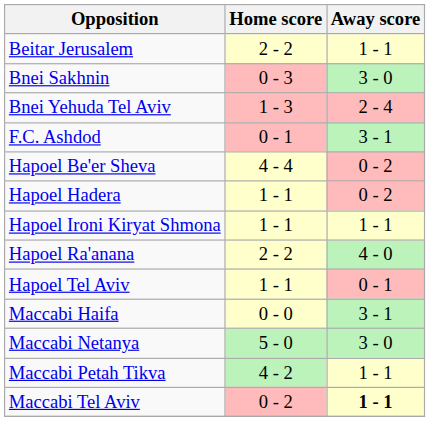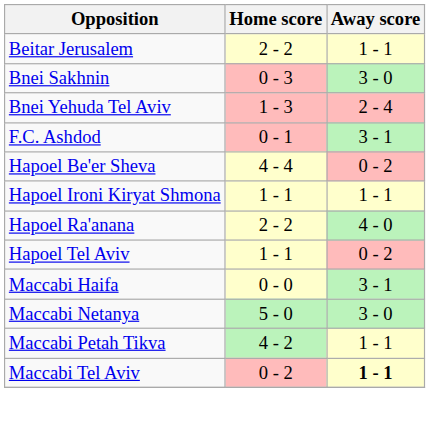- row: (65, 195)
(376, 284) 0 - 1 -> (376, 254) 0 - 2
